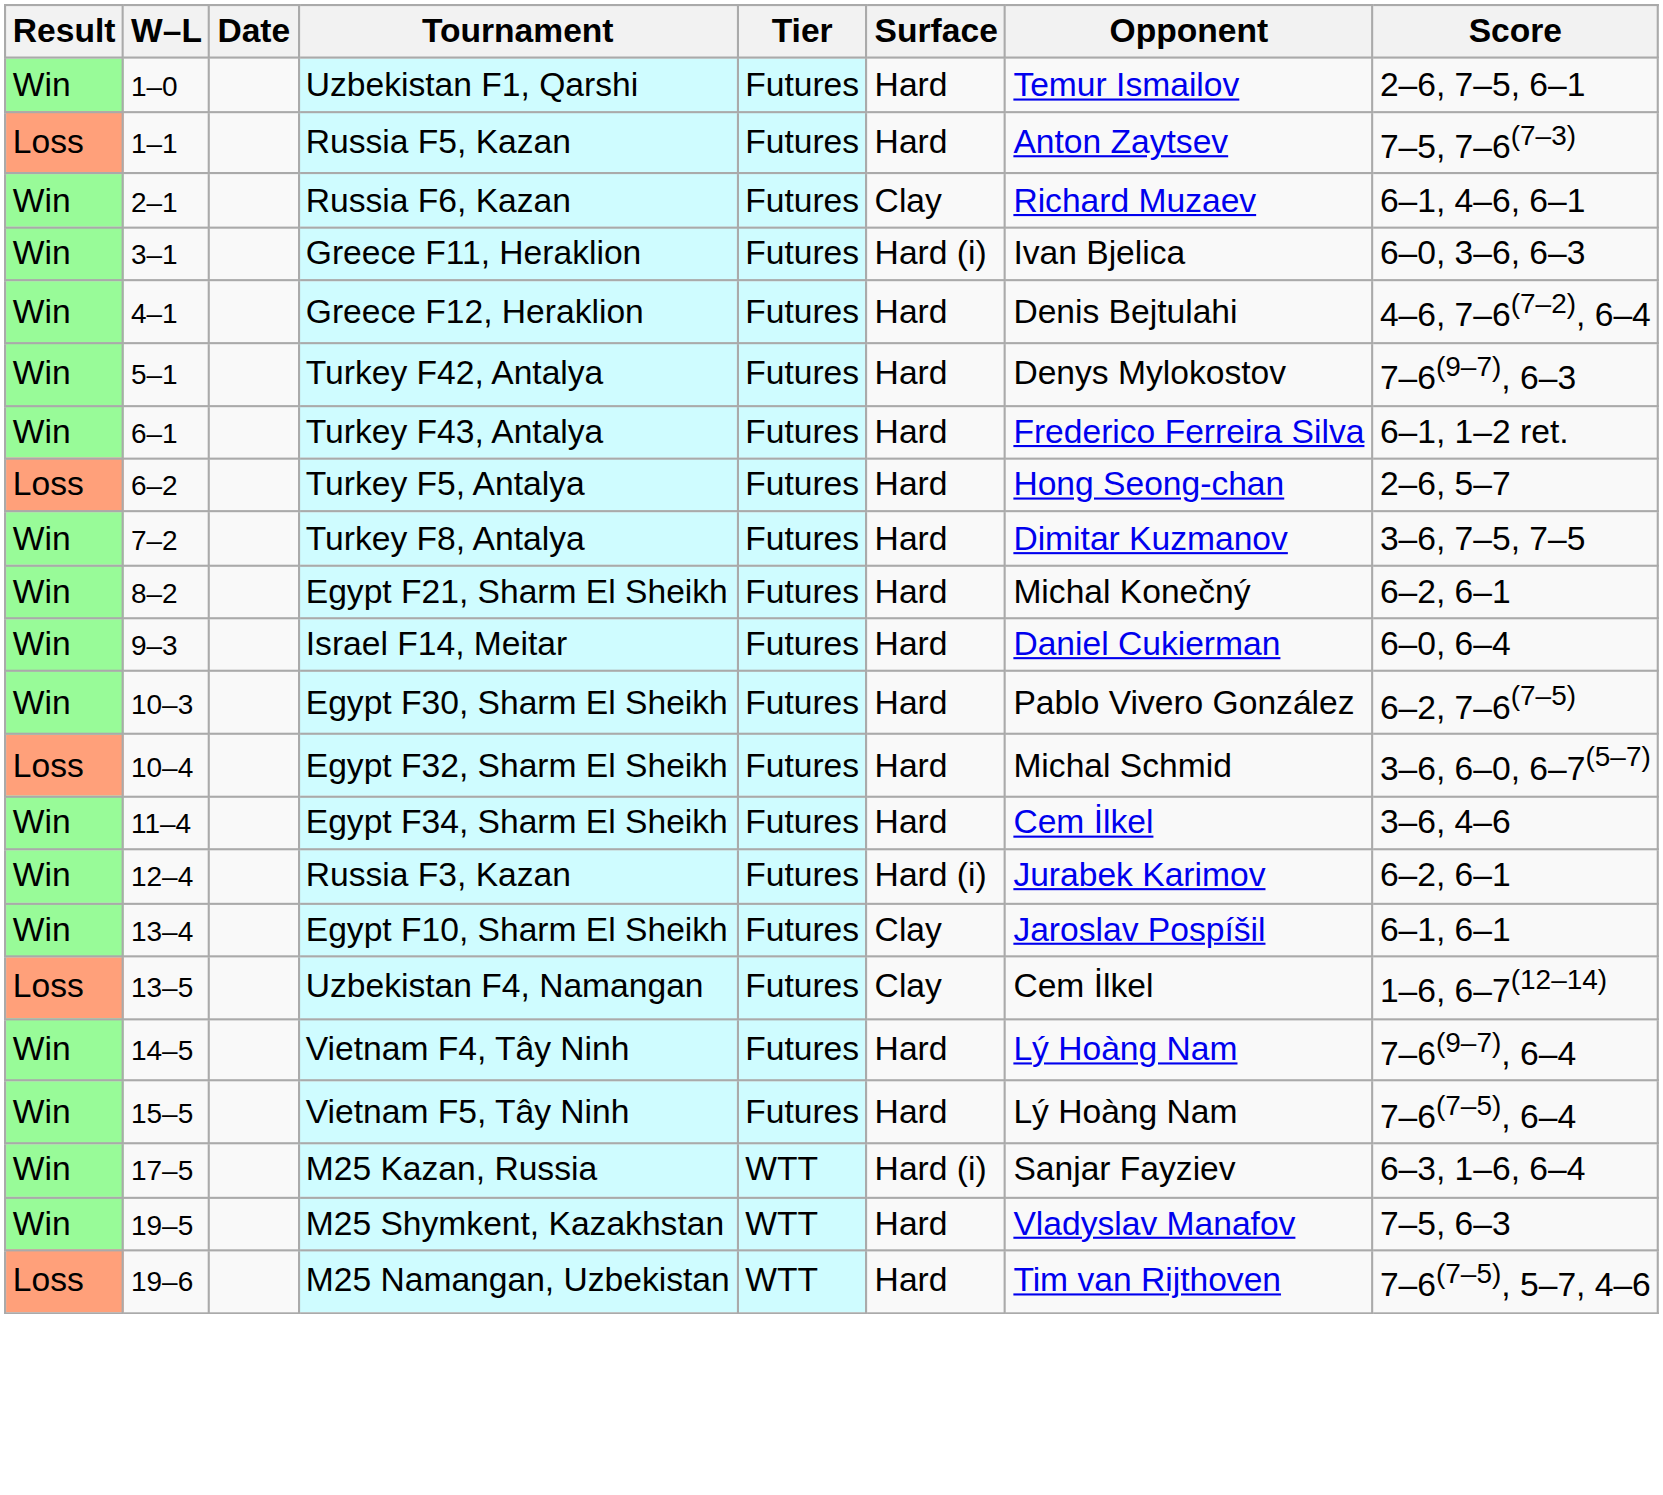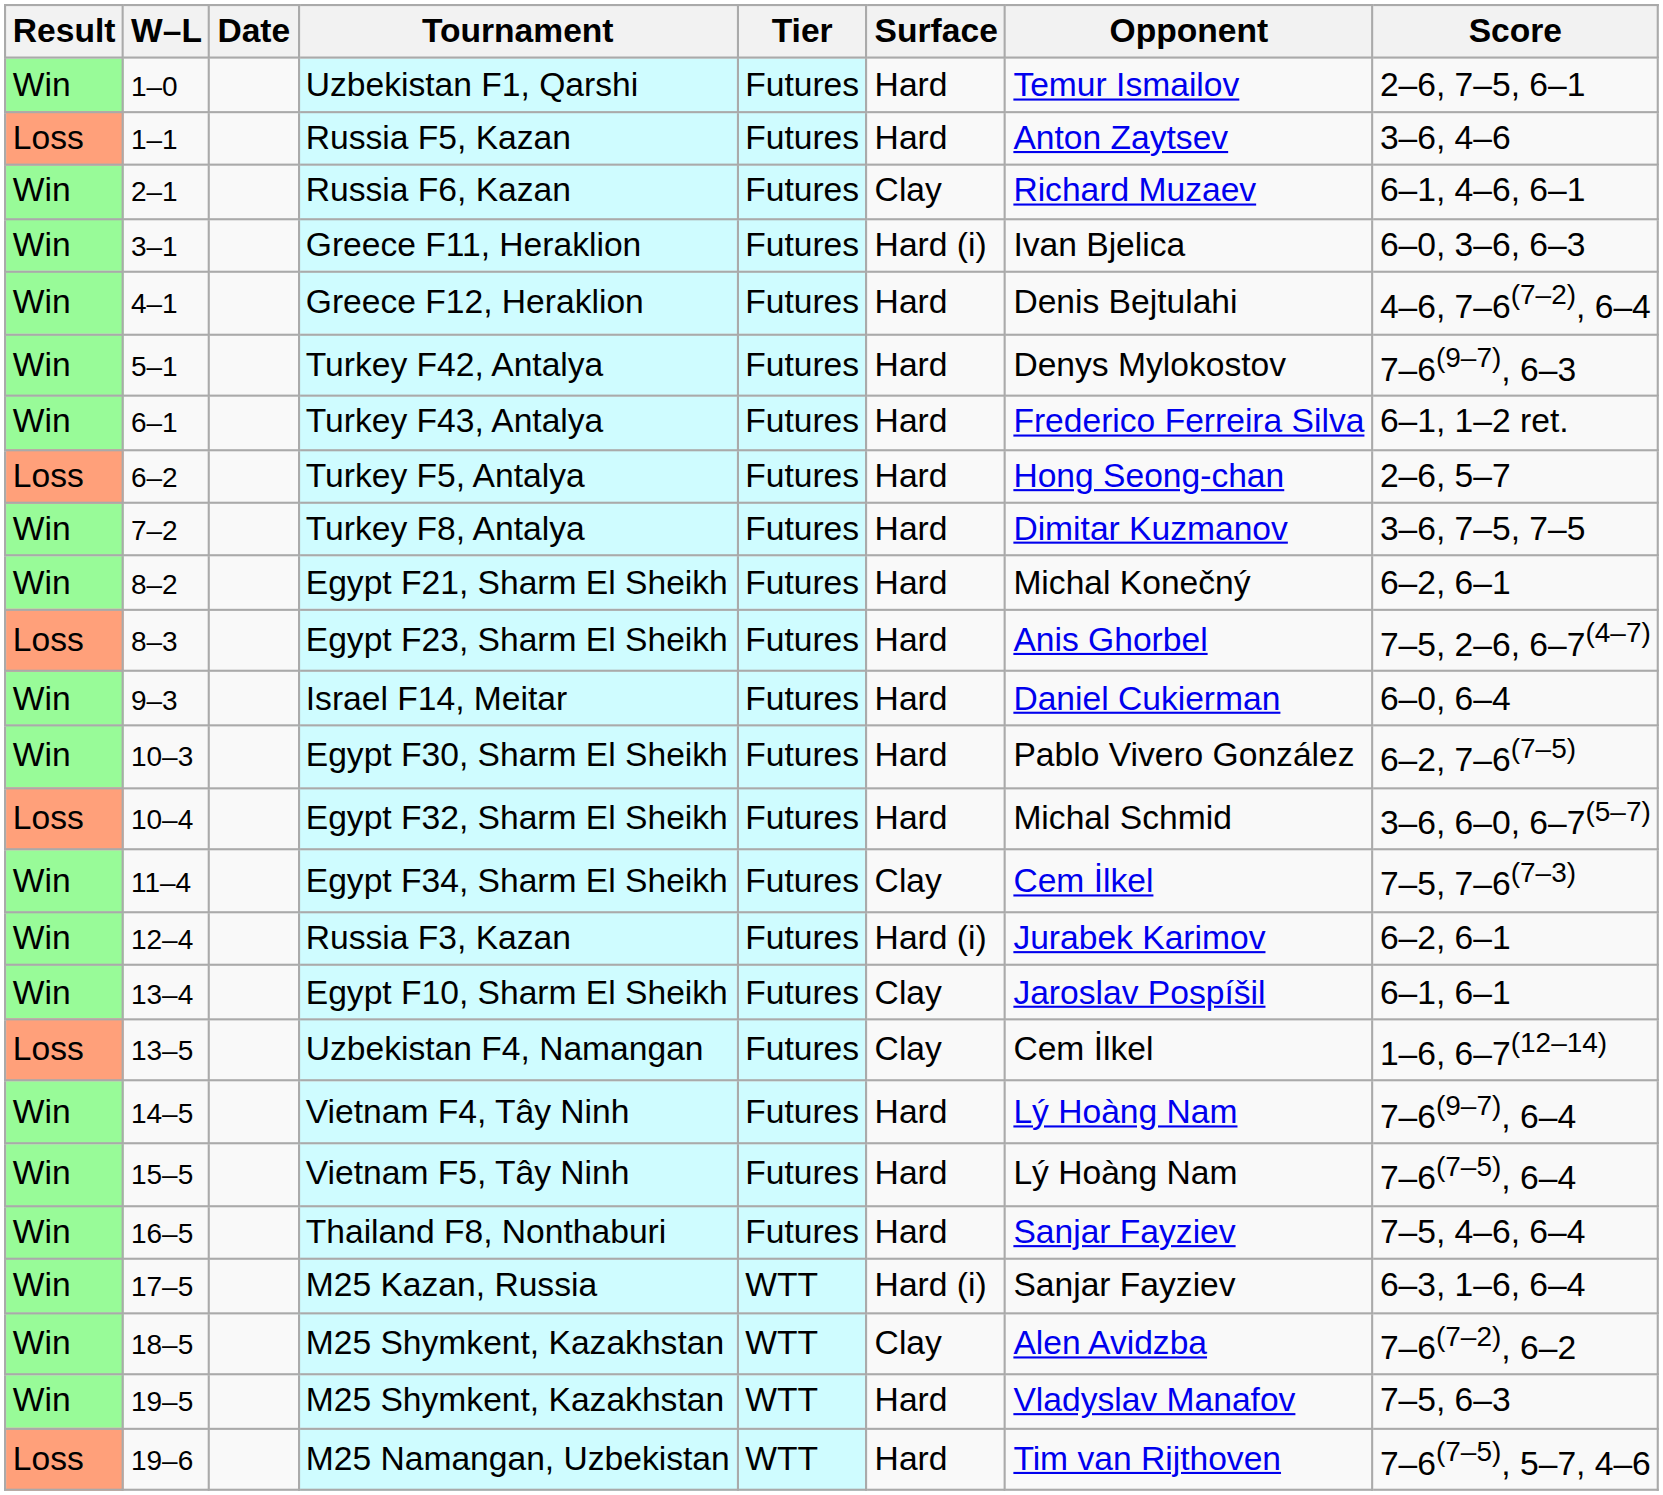(1478, 142) 7–5, 7–6(7–3) -> (1445, 137) 3–6, 4–6
+ row: (154, 642)
(911, 822) Hard -> (908, 880) Clay
(1445, 822) 3–6, 4–6 -> (1478, 880) 7–5, 7–6(7–3)
+ row: (162, 1234)
+ row: (162, 1345)
